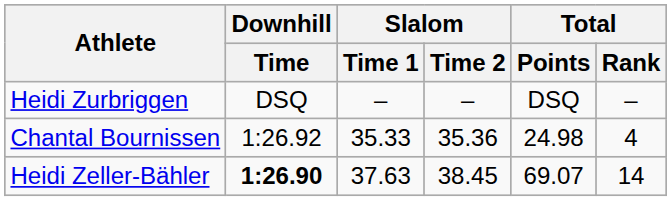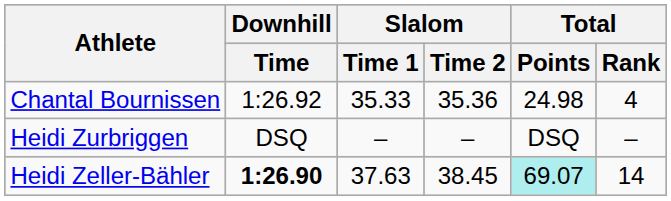rows swapped: (99, 100) <-> (115, 138)
(554, 176) no background -> (554, 176) paleturquoise background
